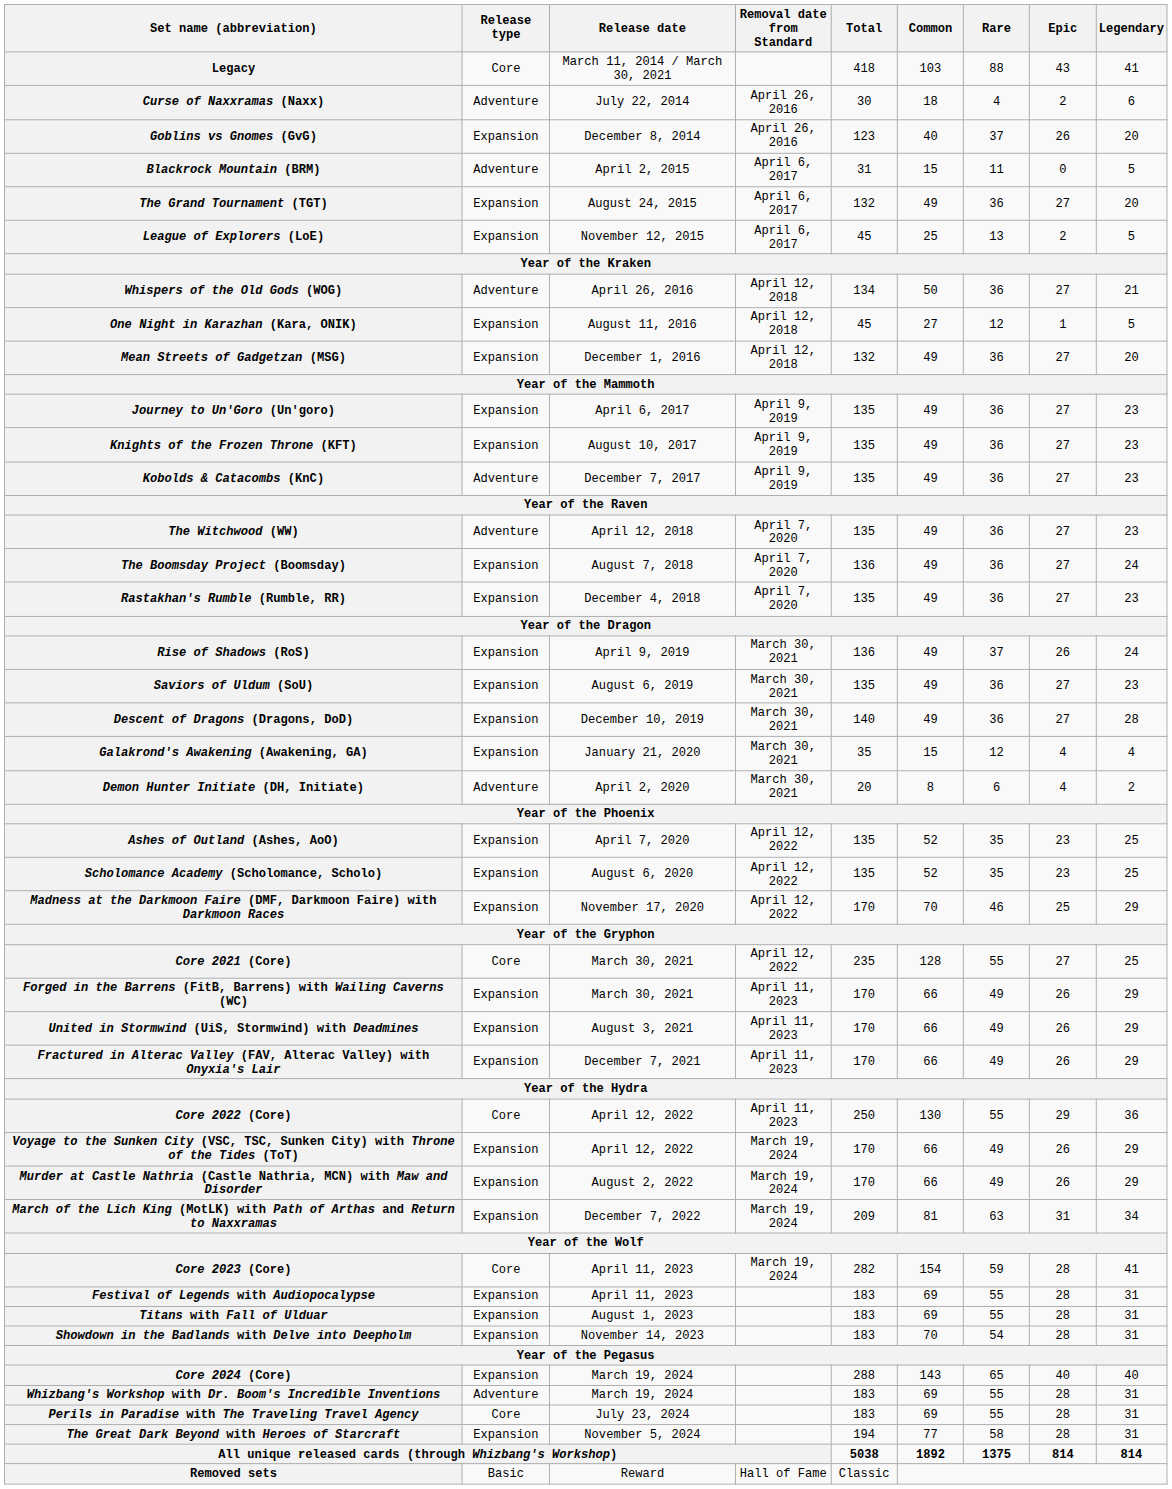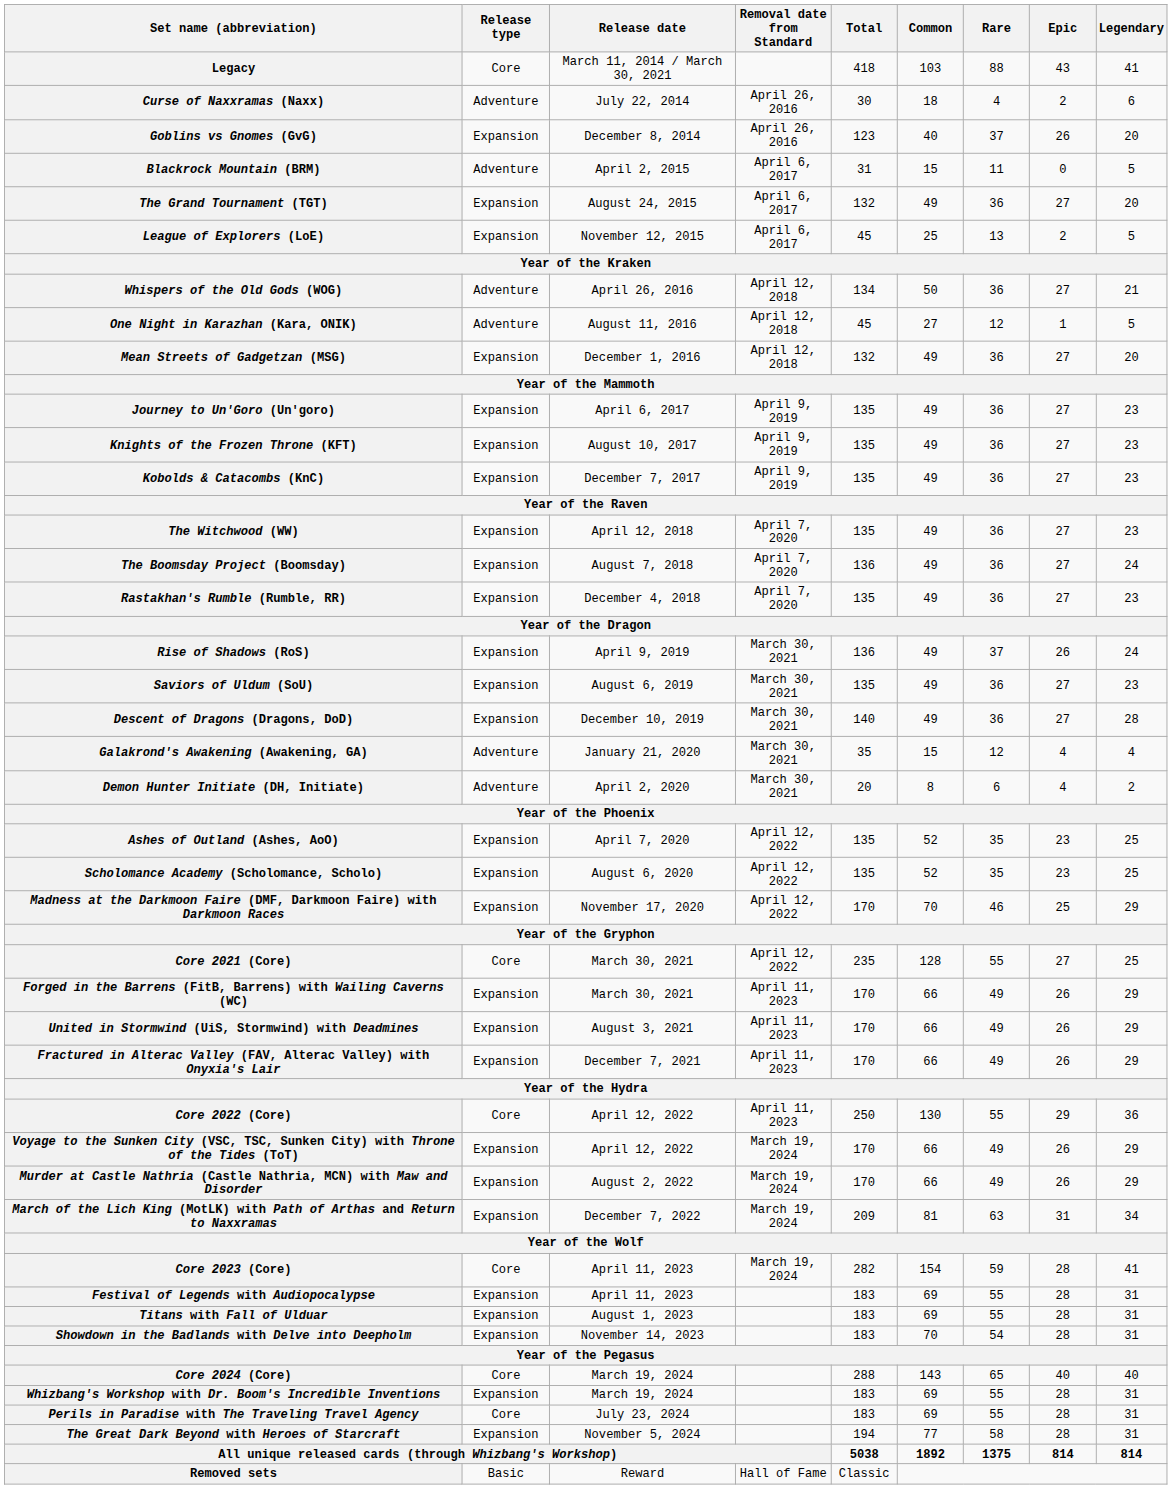(506, 324) Expansion -> (506, 324) Adventure
(506, 479) Adventure -> (506, 479) Expansion
(506, 532) Adventure -> (506, 532) Expansion
(506, 753) Expansion -> (506, 753) Adventure
(506, 1375) Expansion -> (506, 1375) Core
(506, 1395) Adventure -> (506, 1395) Expansion
